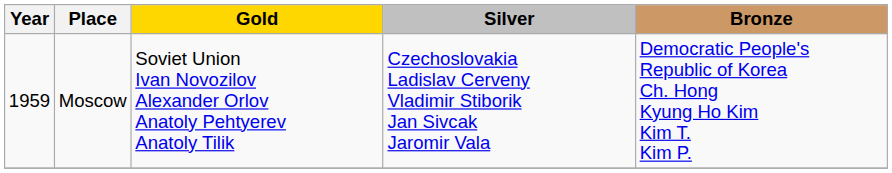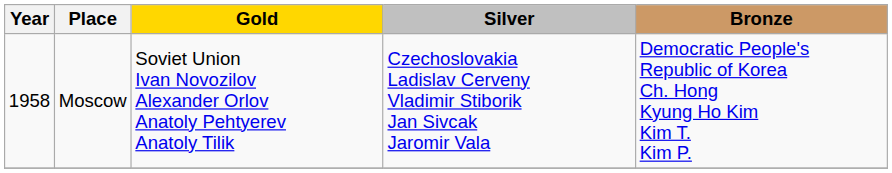(30, 100) 1959 -> (30, 100) 1958
